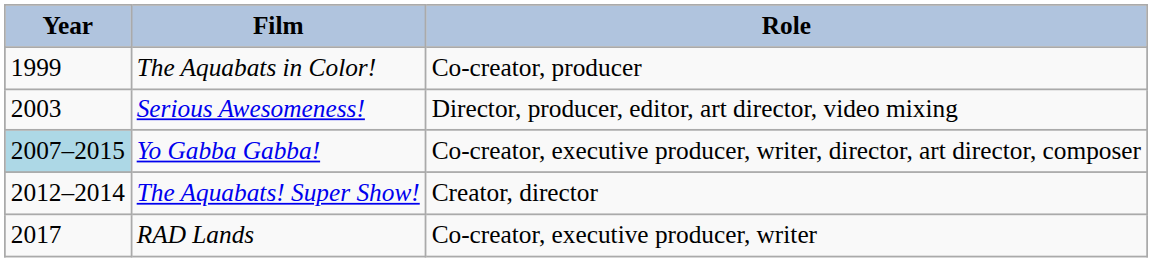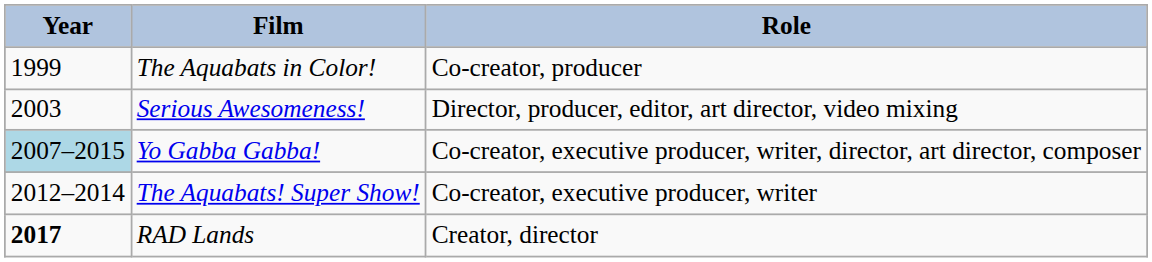(515, 192) Creator, director -> (624, 192) Co-creator, executive producer, writer
(36, 234) normal -> (36, 234) bold
(624, 234) Co-creator, executive producer, writer -> (515, 234) Creator, director
